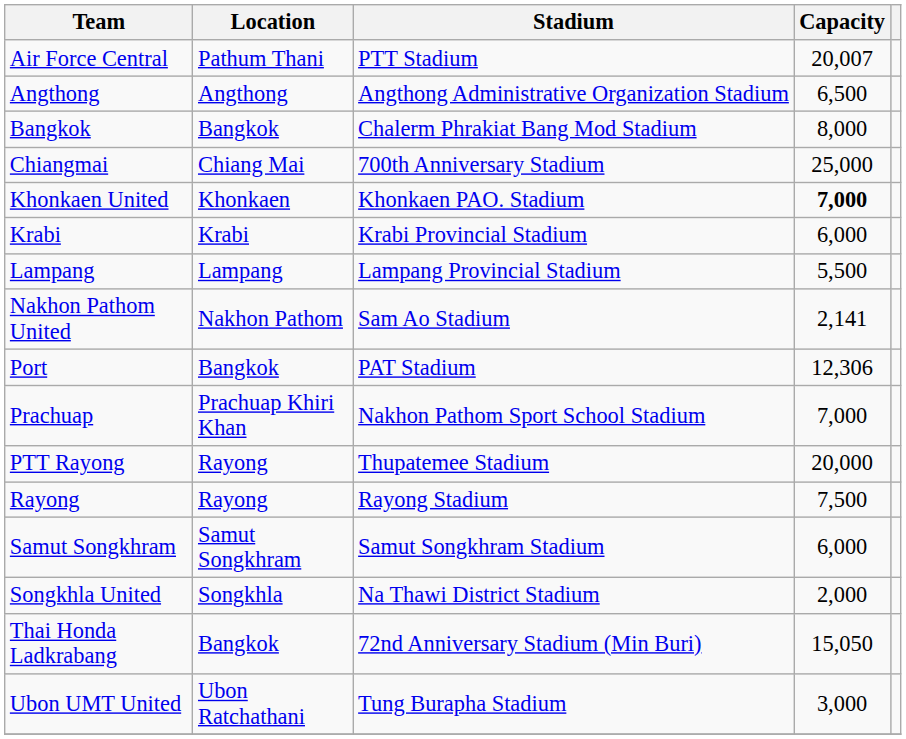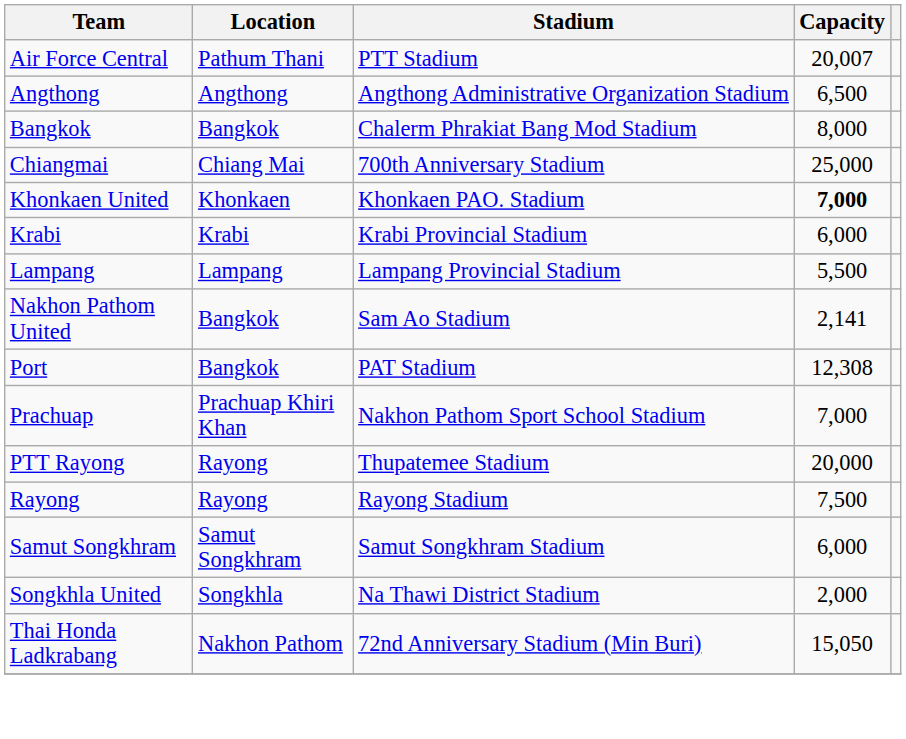(270, 319) Nakhon Pathom -> (238, 319) Bangkok
(842, 367) 12,306 -> (842, 367) 12,308
(238, 643) Bangkok -> (270, 643) Nakhon Pathom
- row: (96, 704)
